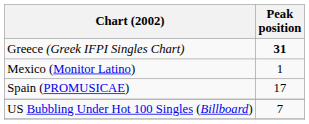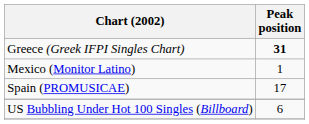(280, 108) 7 -> (280, 108) 6
